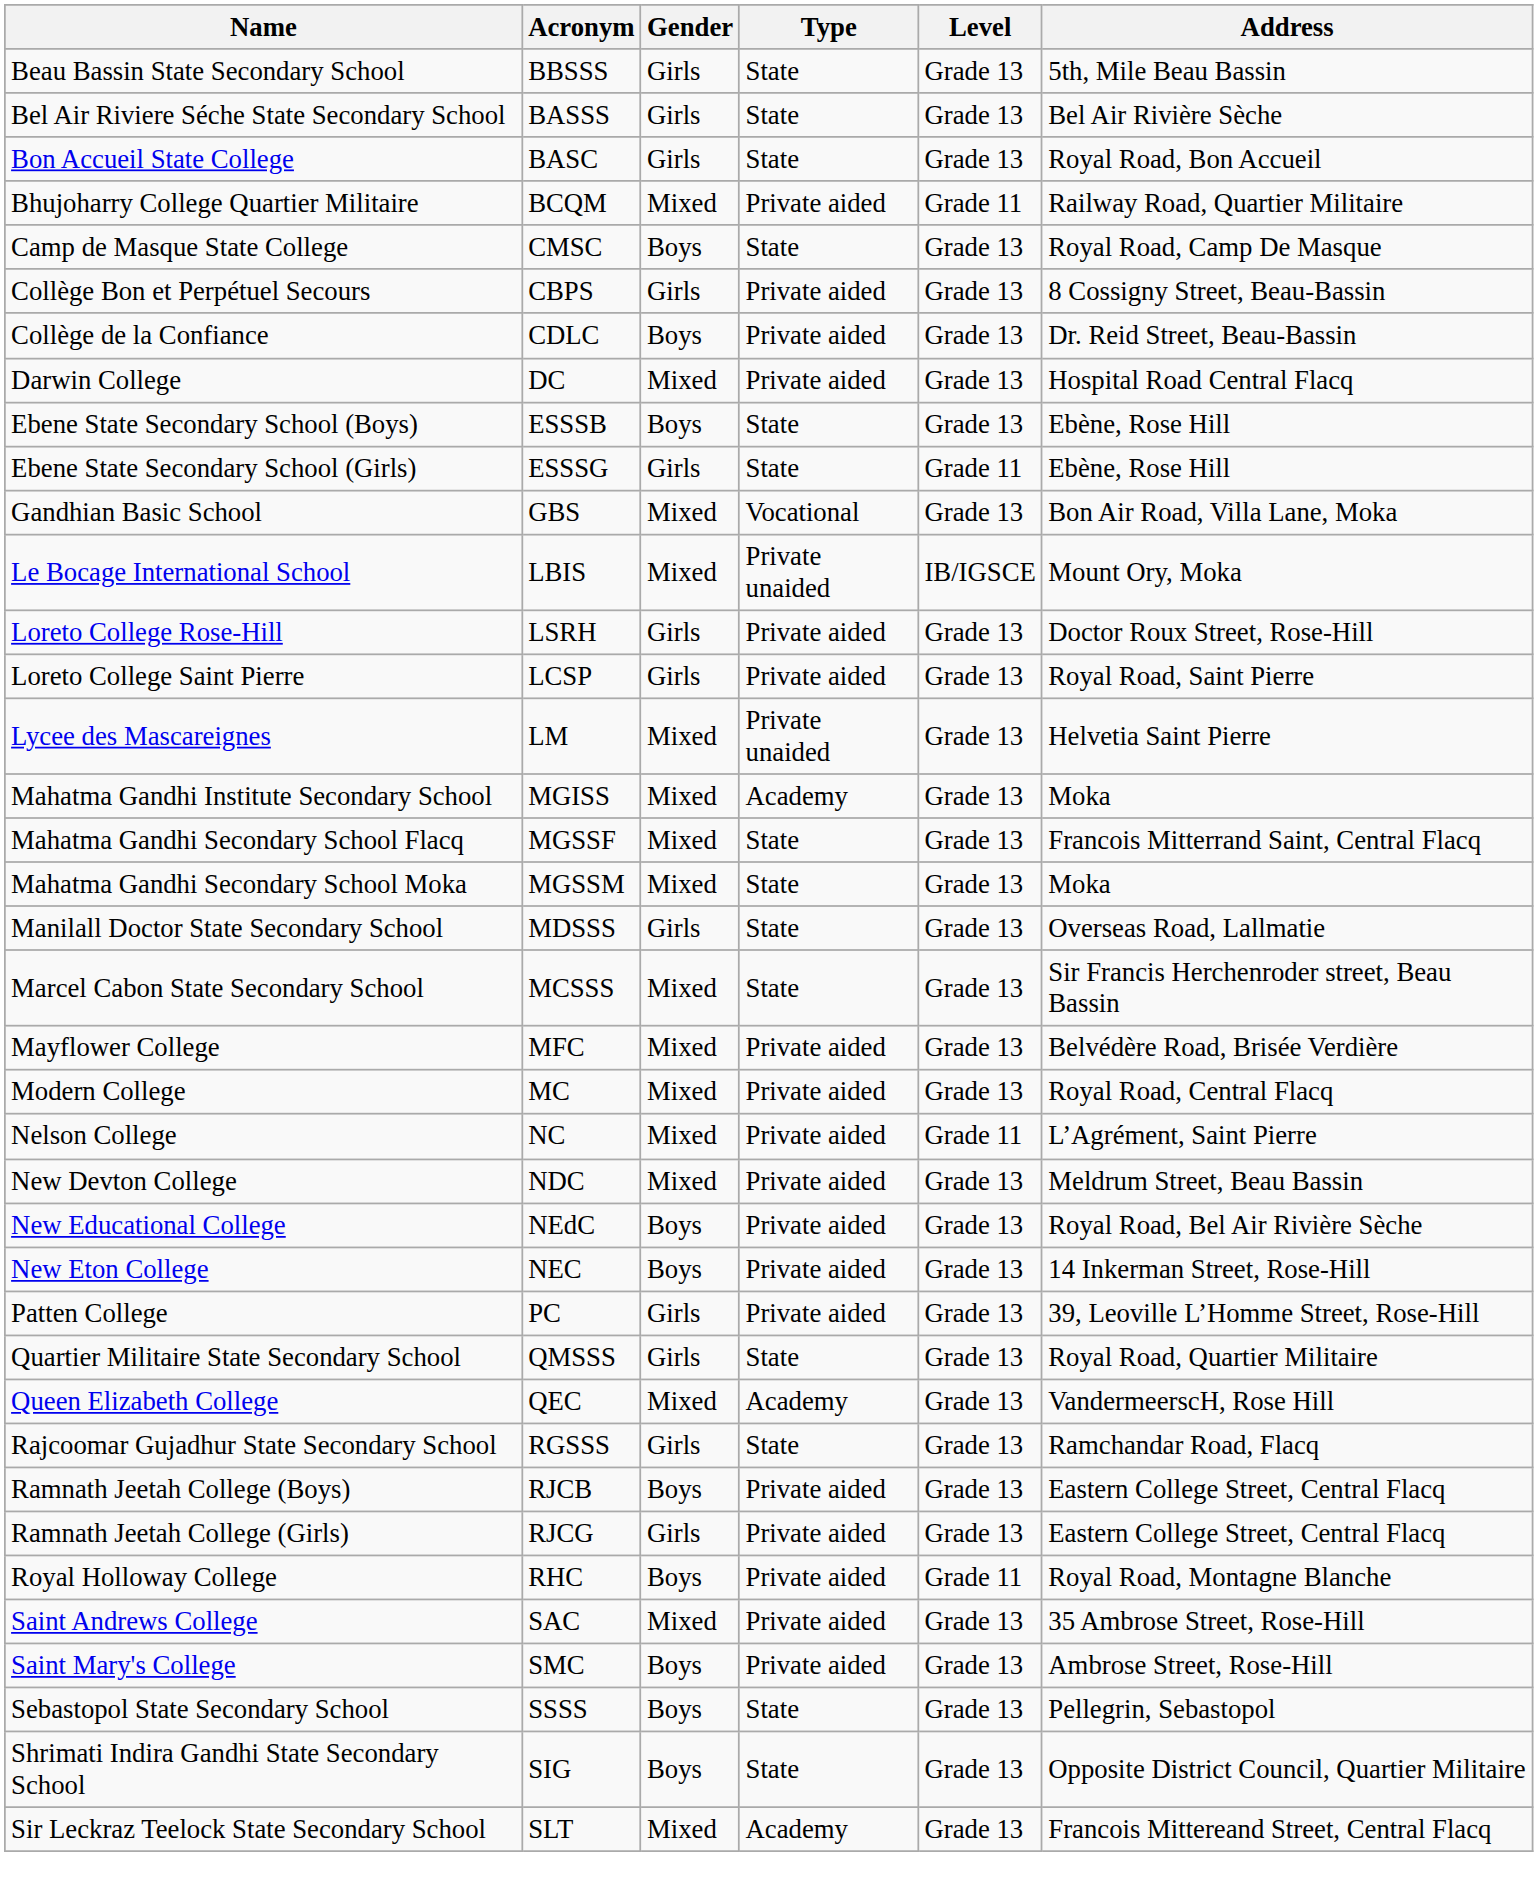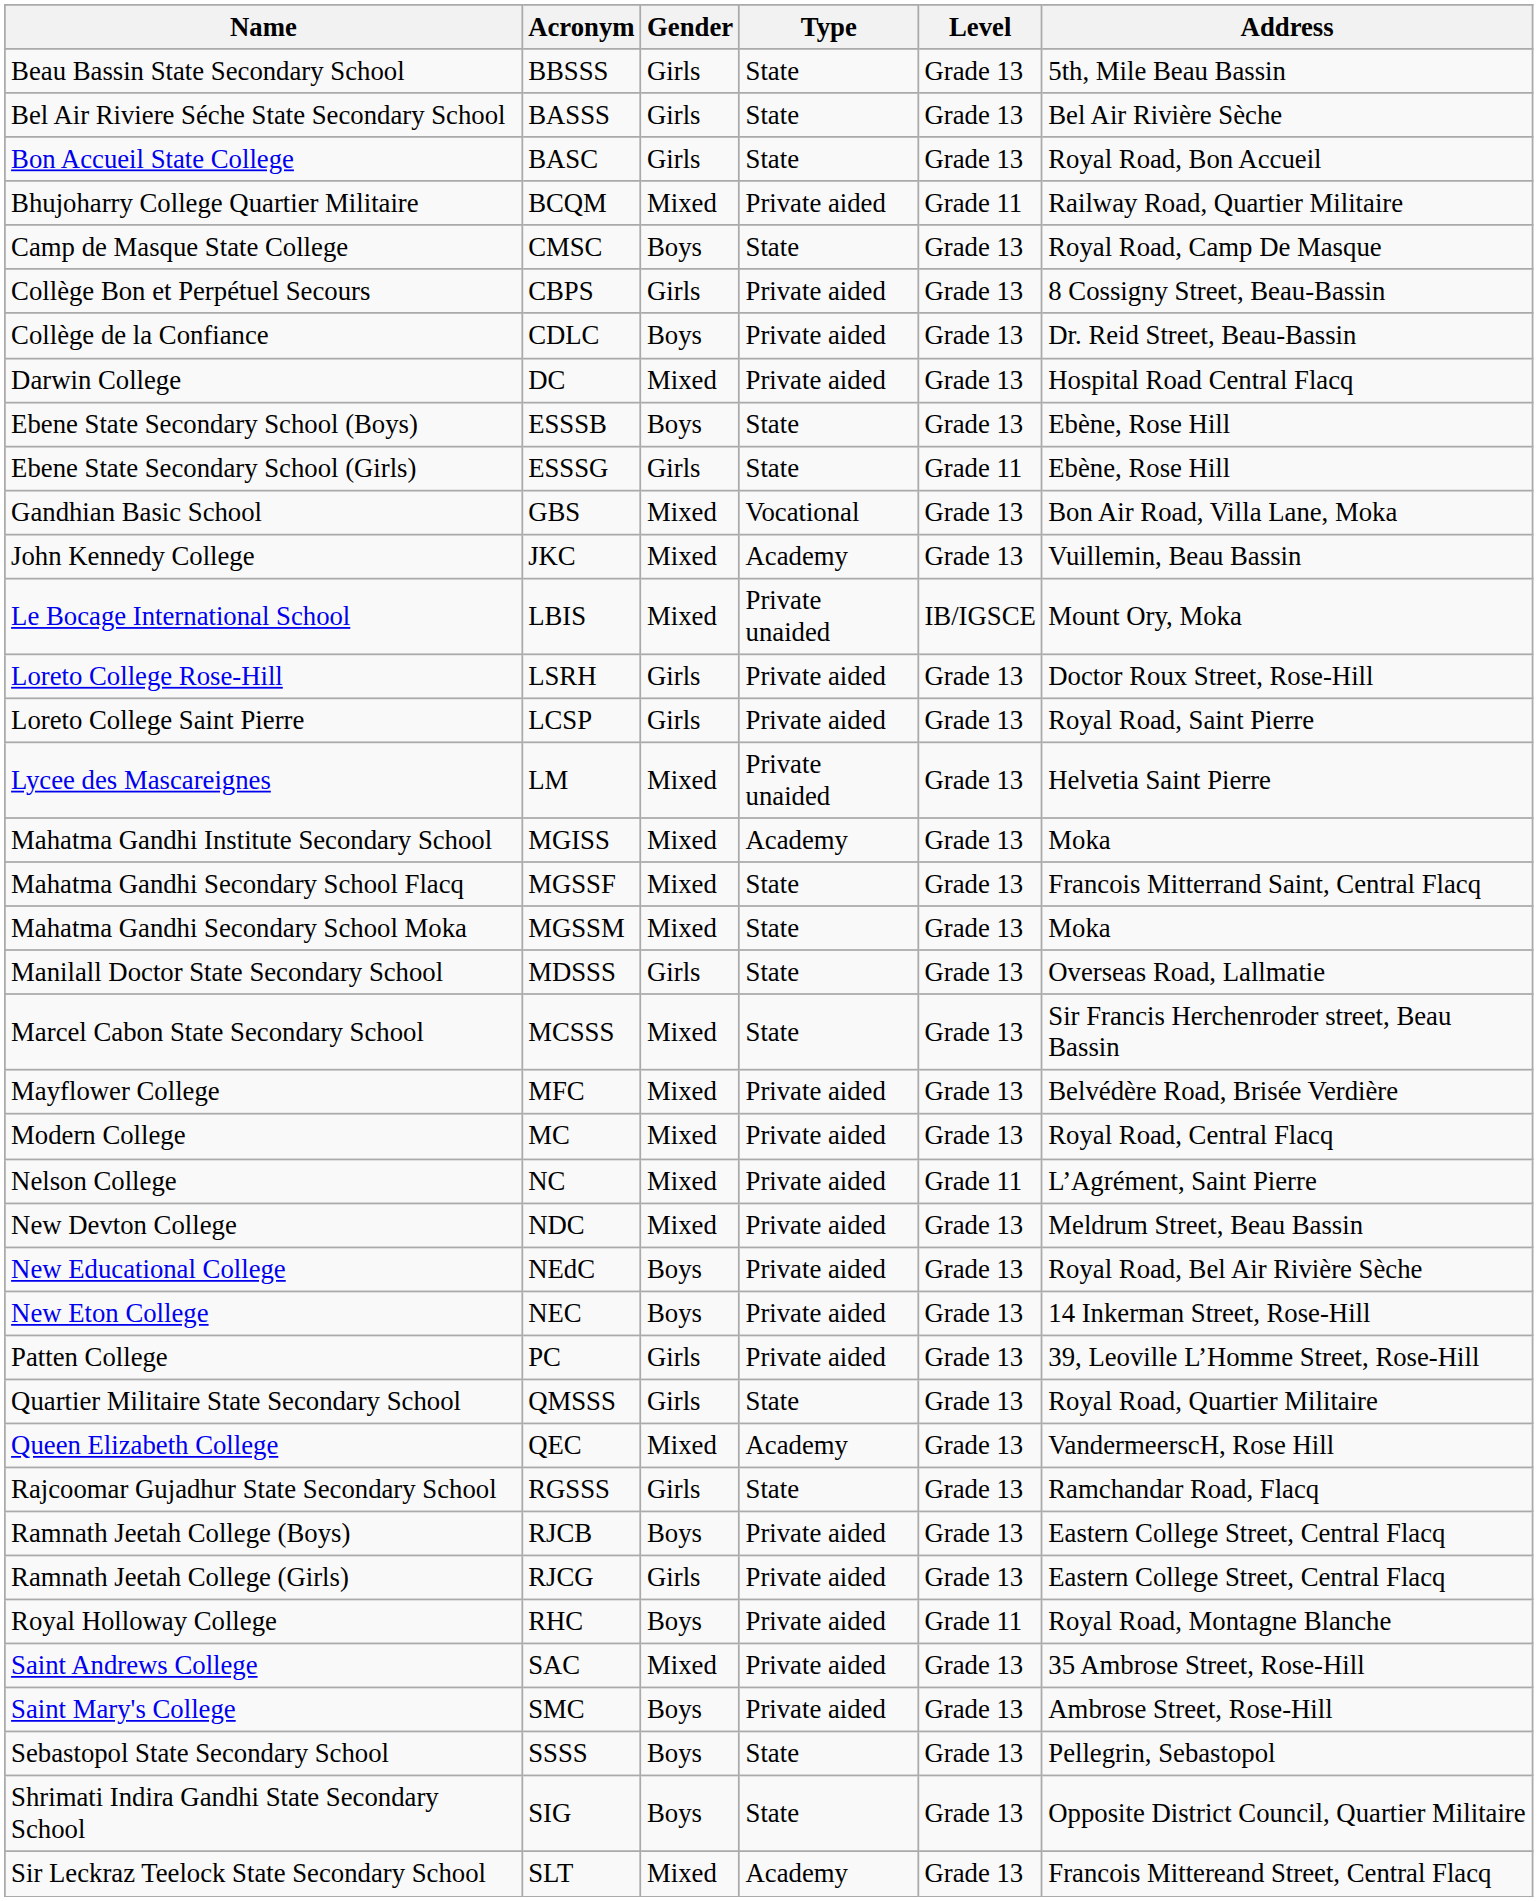+ row: (133, 556)
